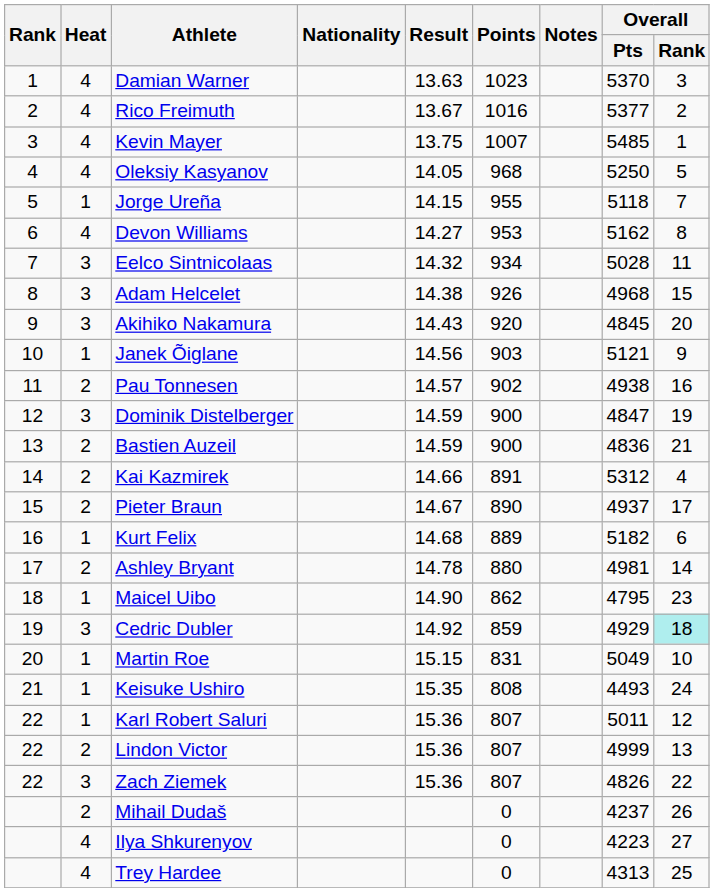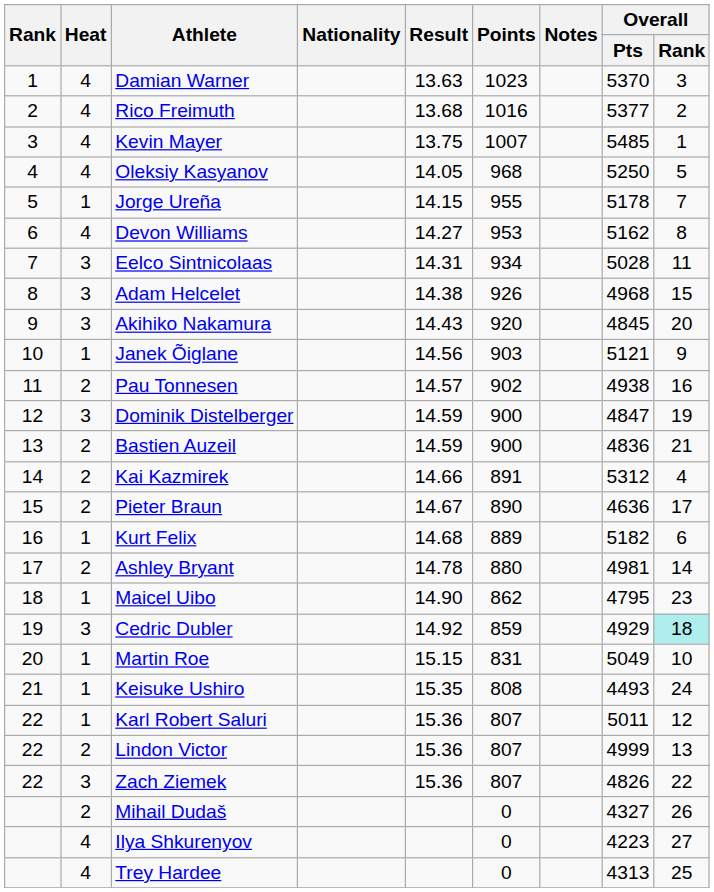(439, 111) 13.67 -> (439, 111) 13.68
(628, 202) 5118 -> (628, 202) 5178
(439, 263) 14.32 -> (439, 263) 14.31
(628, 506) 4937 -> (628, 506) 4636
(628, 811) 4237 -> (628, 811) 4327
